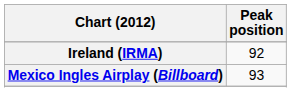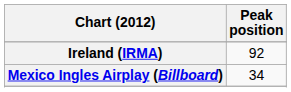(256, 75) 93 -> (256, 75) 34
